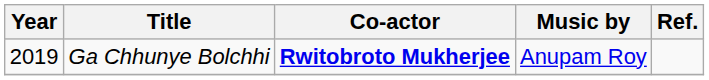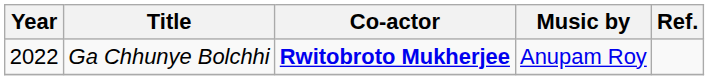(34, 56) 2019 -> (34, 56) 2022
